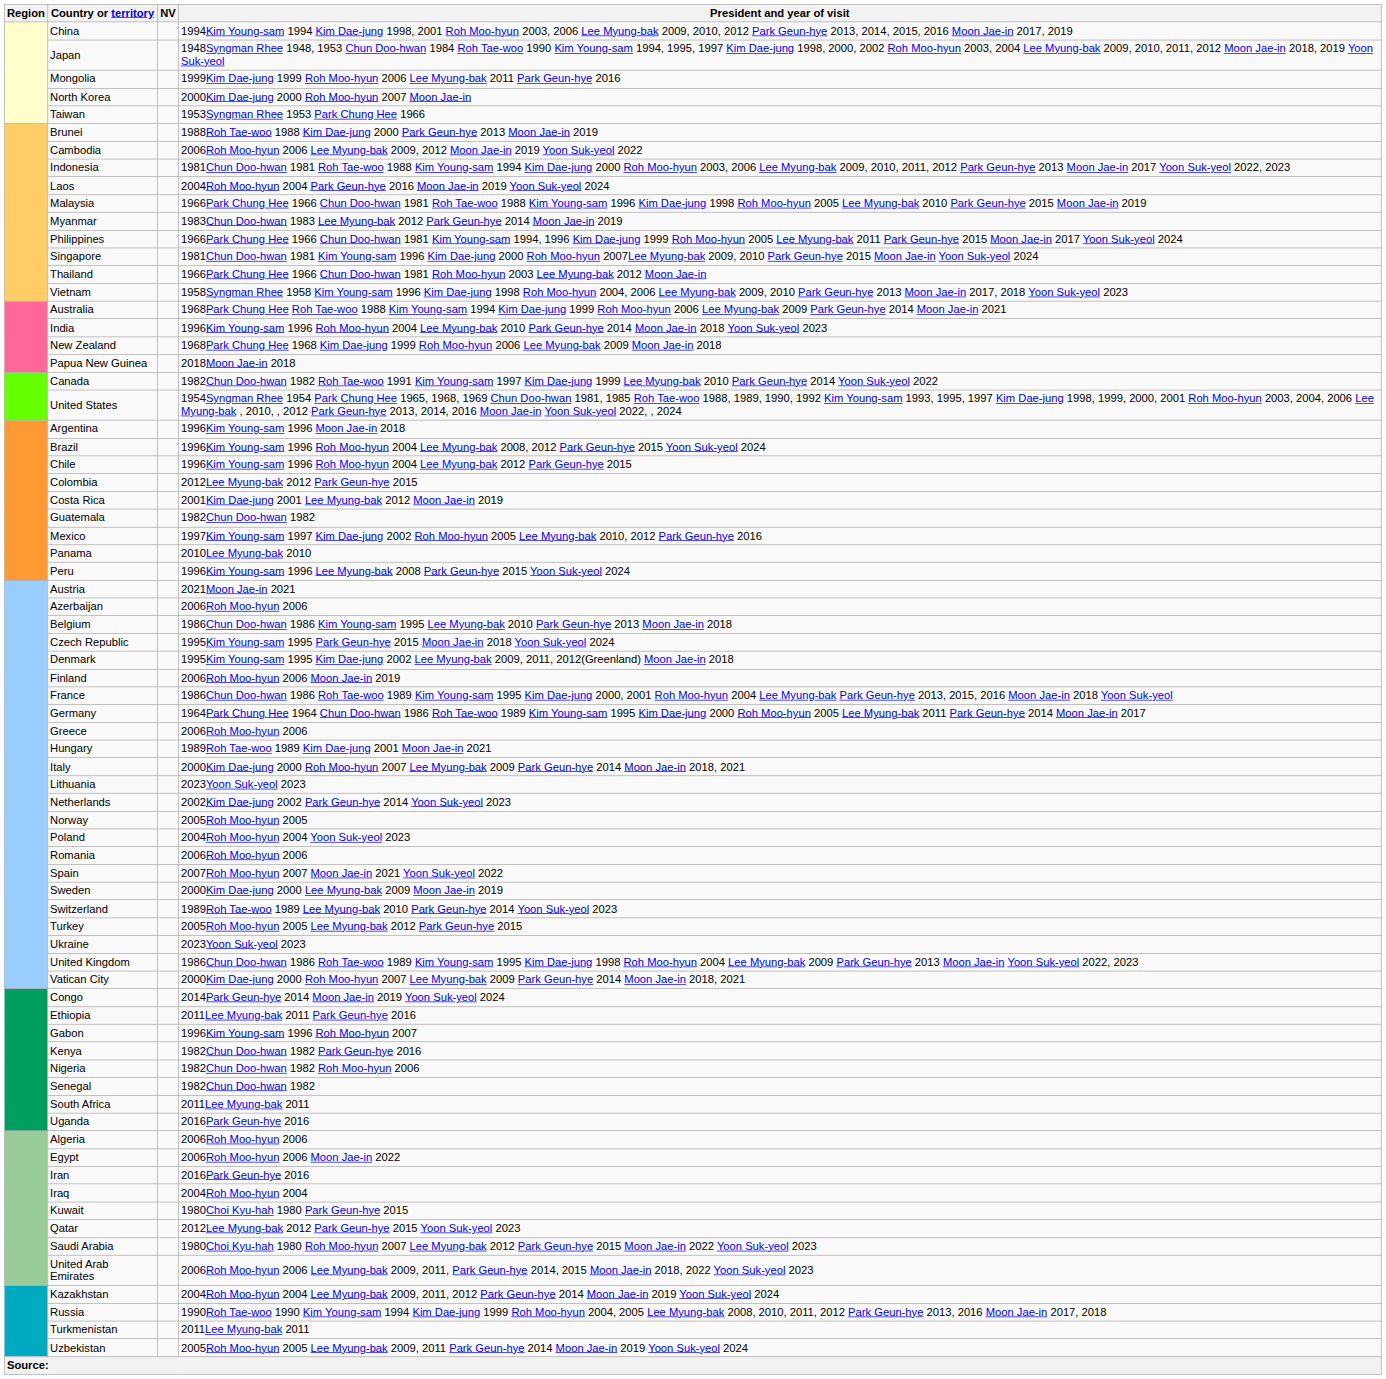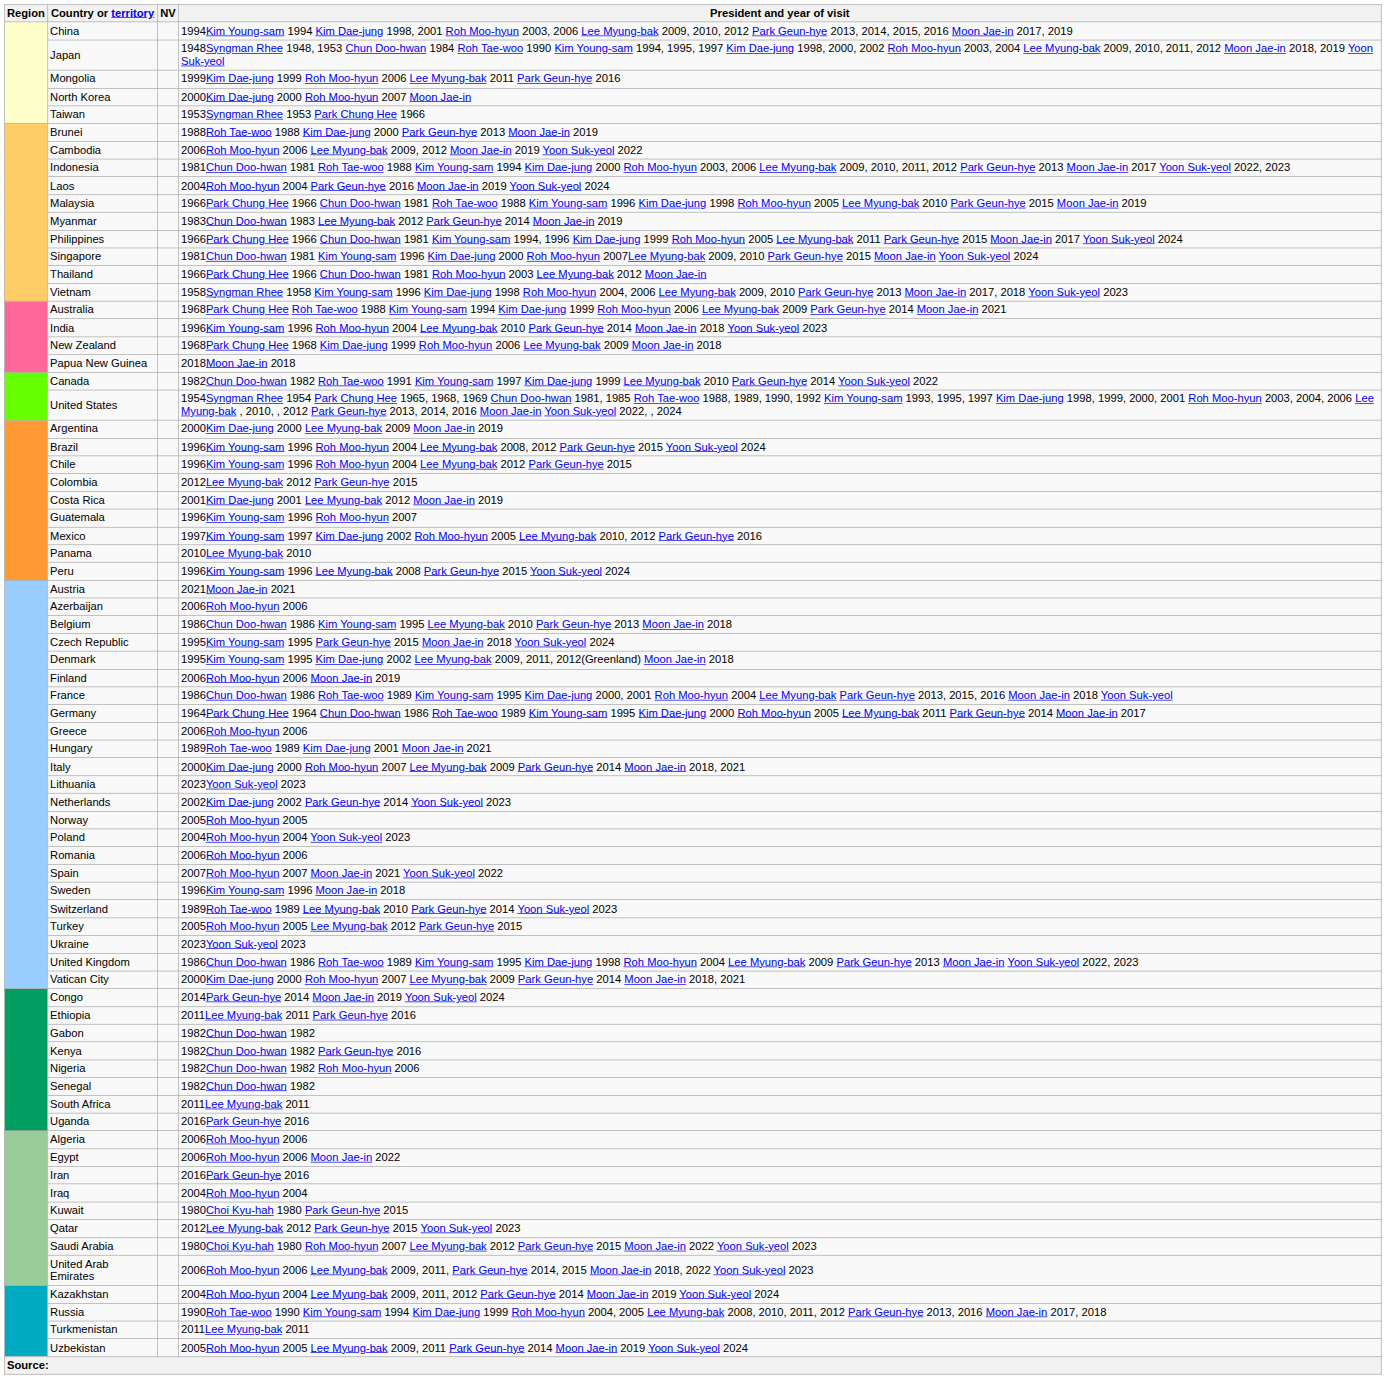(293, 429) 1996Kim Young-sam 1996 Moon Jae-in 2018 -> (342, 429) 2000Kim Dae-jung 2000 Lee Myung-bak 2009 Moon Jae-in 2019
(248, 518) 1982Chun Doo-hwan 1982 -> (299, 518) 1996Kim Young-sam 1996 Roh Moo-hyun 2007
(342, 891) 2000Kim Dae-jung 2000 Lee Myung-bak 2009 Moon Jae-in 2019 -> (293, 891) 1996Kim Young-sam 1996 Moon Jae-in 2018
(299, 1033) 1996Kim Young-sam 1996 Roh Moo-hyun 2007 -> (248, 1033) 1982Chun Doo-hwan 1982
